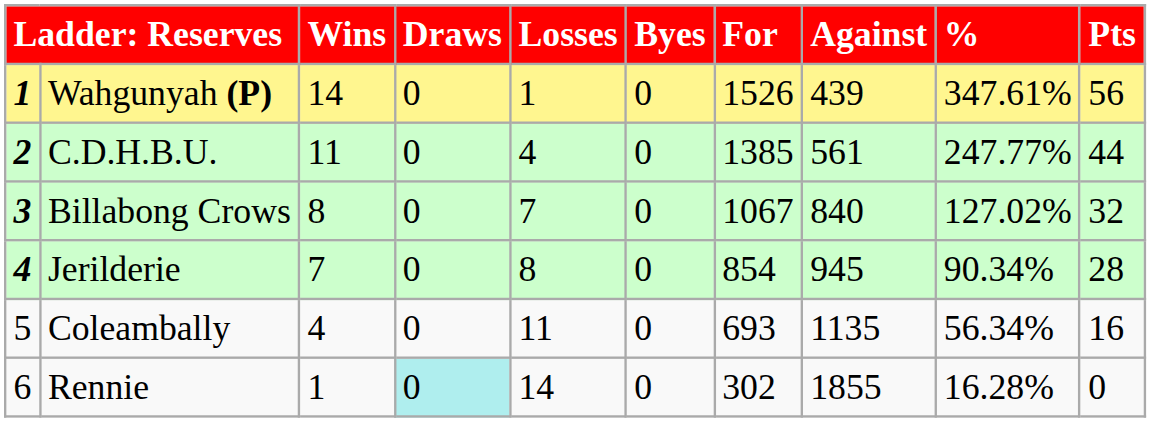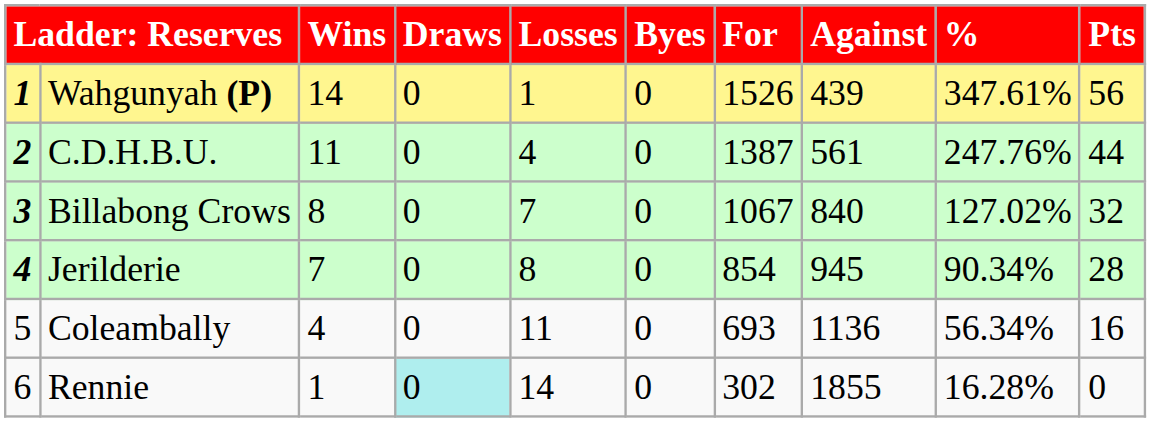(758, 151) 1385 -> (758, 151) 1387
(1008, 151) 247.77% -> (1008, 151) 247.76%
(845, 328) 1135 -> (845, 328) 1136
